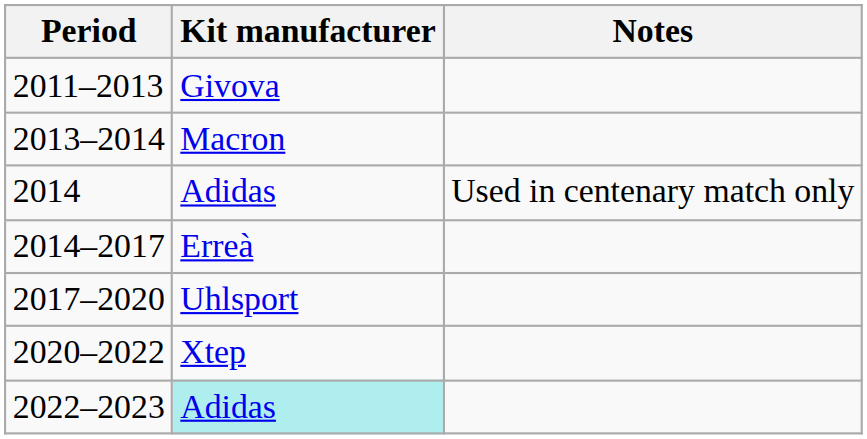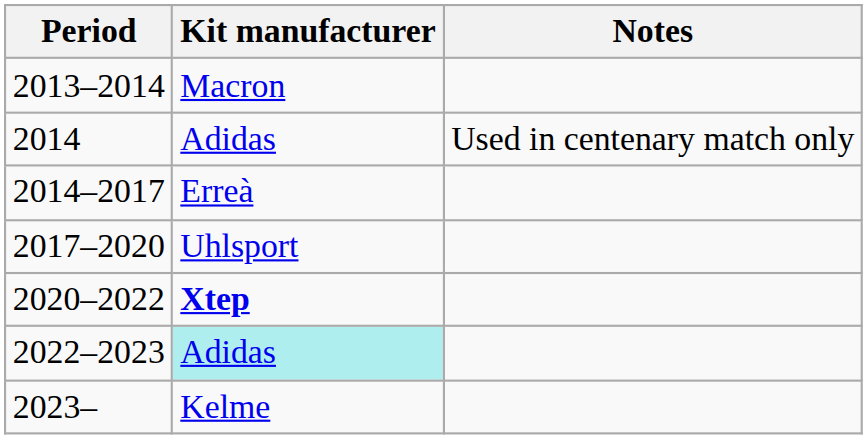- row: (88, 84)
(213, 352) normal -> (215, 298) bold
+ row: (55, 406)
